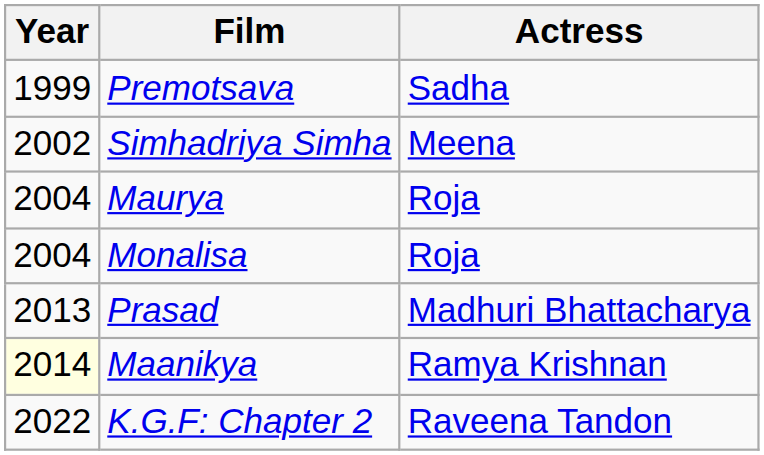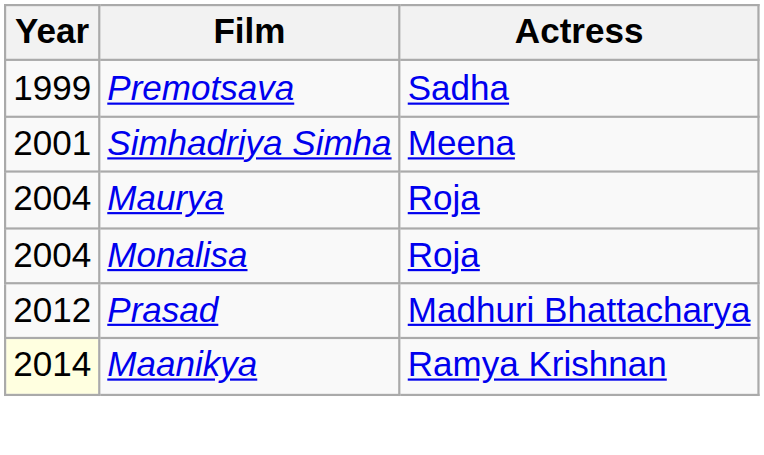(52, 143) 2002 -> (52, 143) 2001
(52, 310) 2013 -> (52, 310) 2012
- row: (240, 421)
